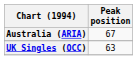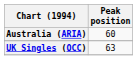(110, 34) 67 -> (110, 34) 60
